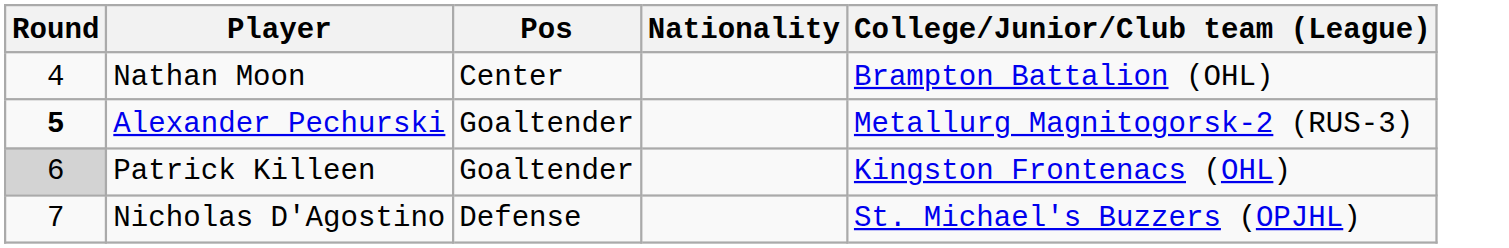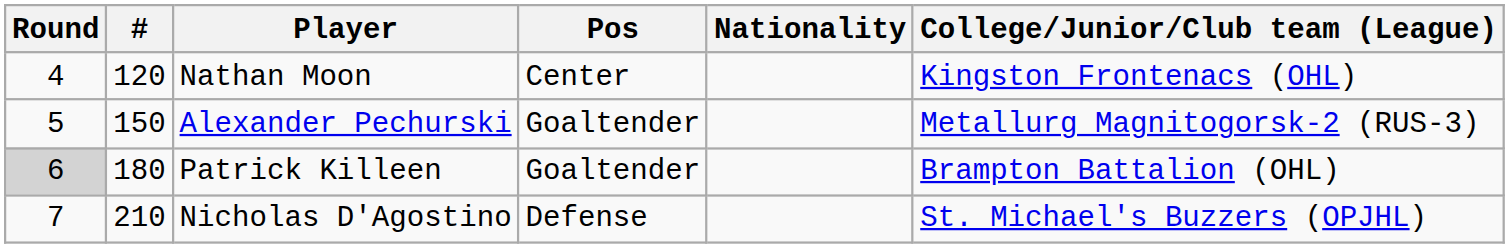+ column: (140, 29)
(1064, 76) Brampton Battalion (OHL) -> (1139, 76) Kingston Frontenacs (OHL)
(56, 124) bold -> (56, 124) normal
(1072, 171) Kingston Frontenacs (OHL) -> (1130, 171) Brampton Battalion (OHL)
